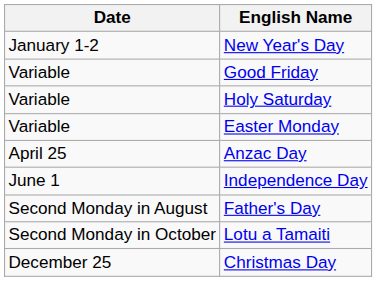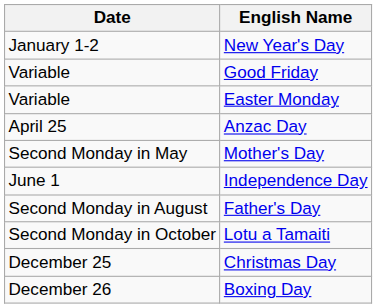- row: (278, 99)
+ row: (274, 153)
+ row: (268, 289)
